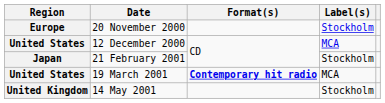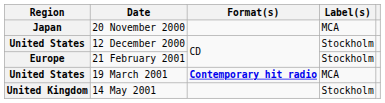(47, 28) Europe -> (47, 28) Japan
(348, 28) Stockholm -> (330, 28) MCA
(330, 44) MCA -> (348, 44) Stockholm
(47, 59) Japan -> (47, 59) Europe
